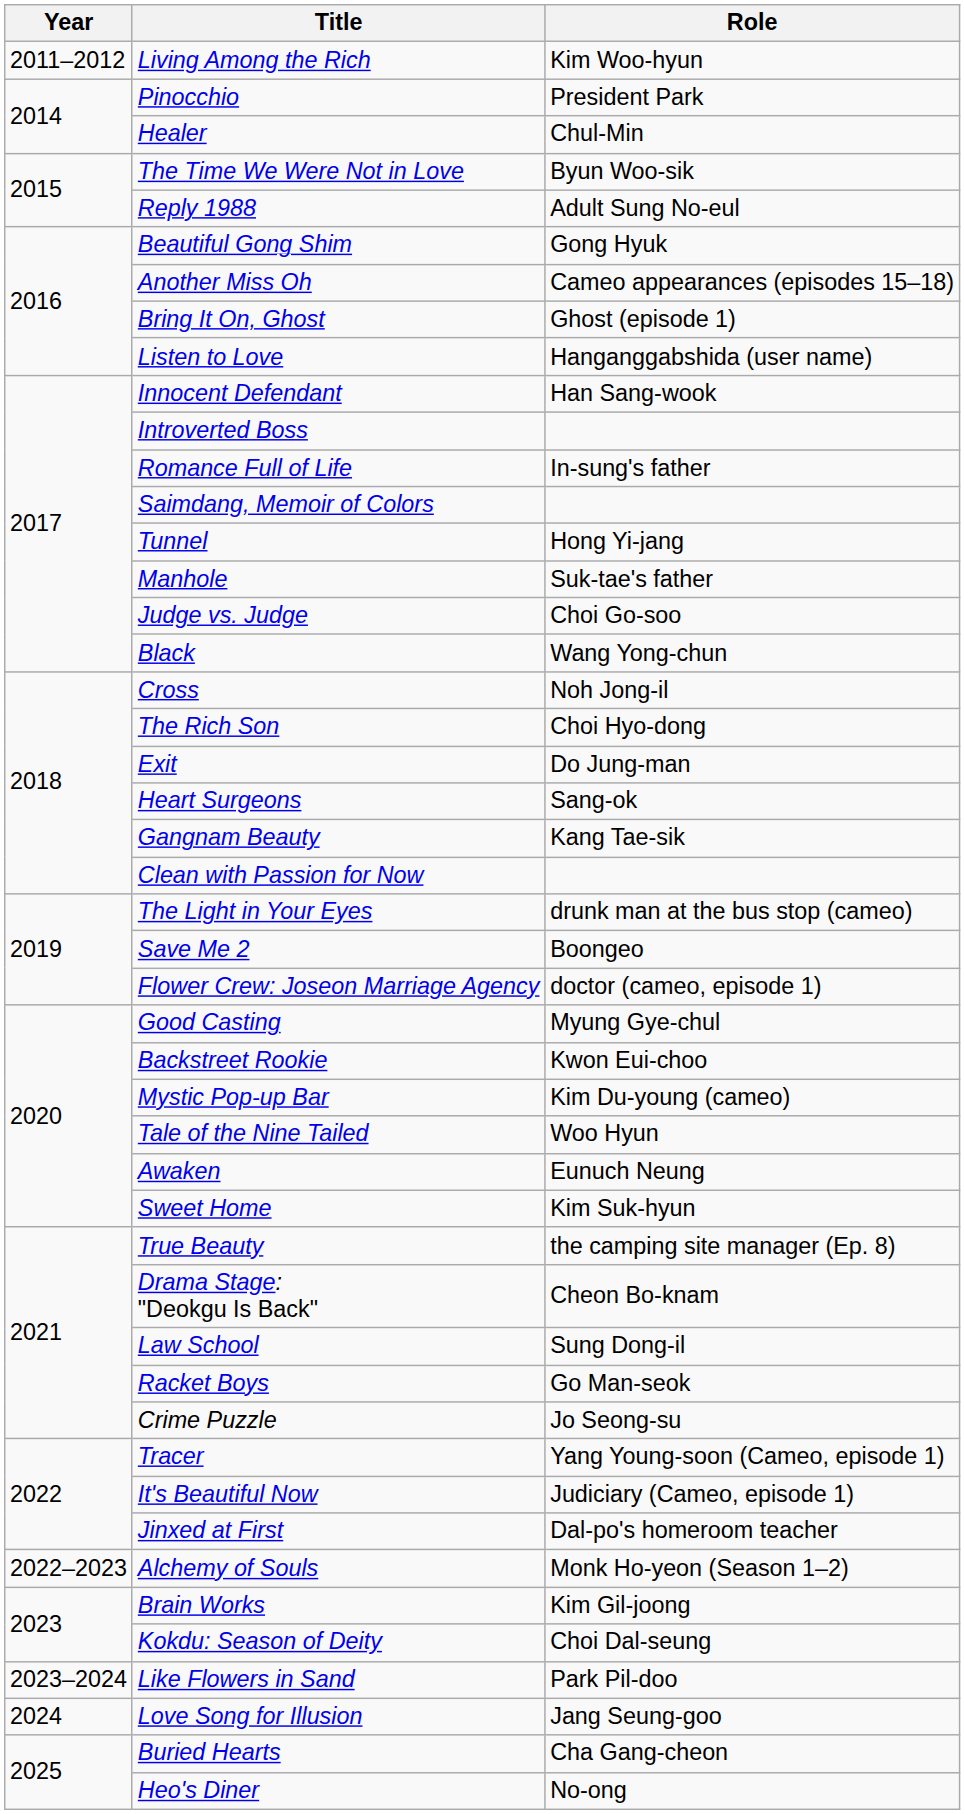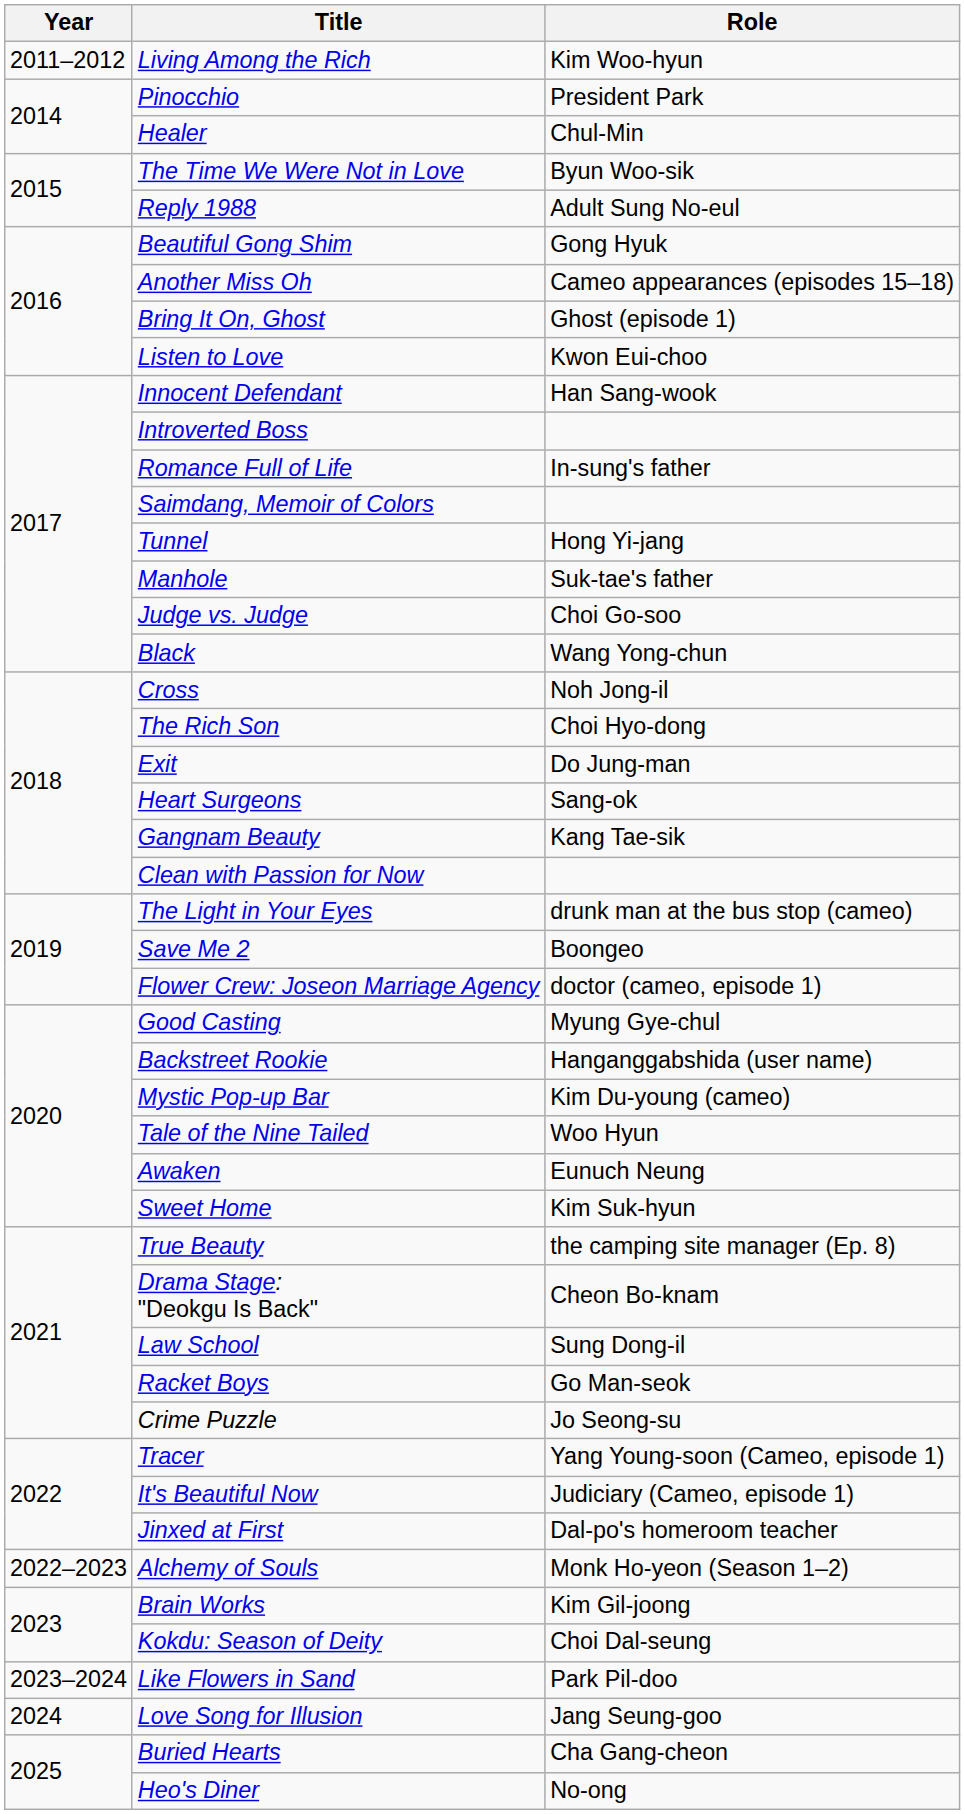(711, 356) Hanganggabshida (user name) -> (629, 356) Kwon Eui-choo
(629, 1060) Kwon Eui-choo -> (711, 1060) Hanganggabshida (user name)
